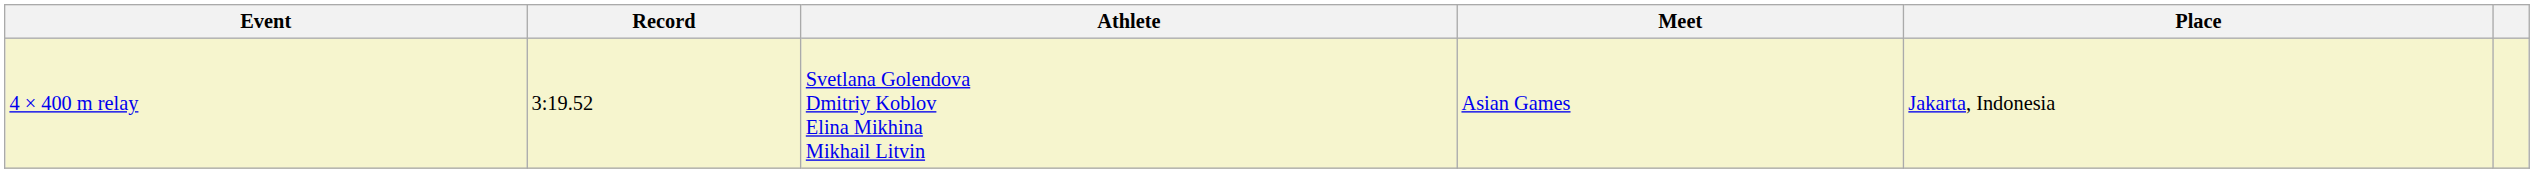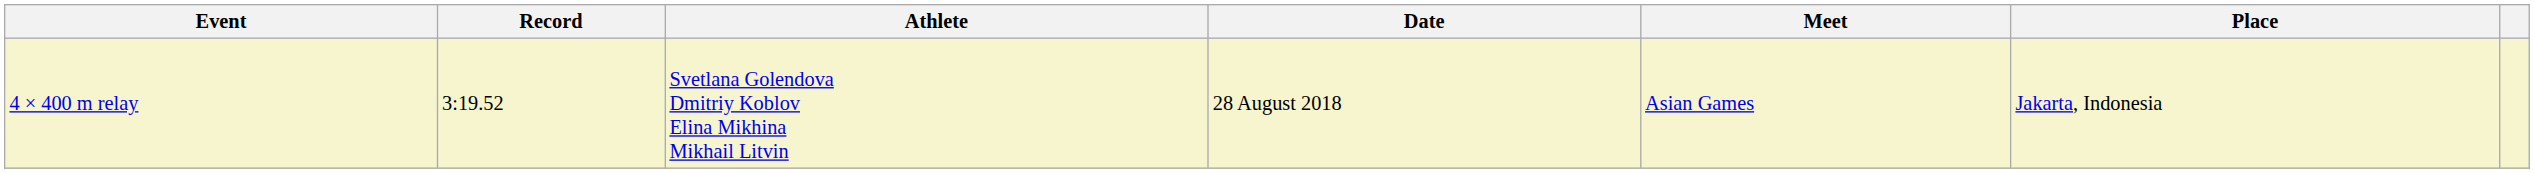+ column: (1424, 21)
